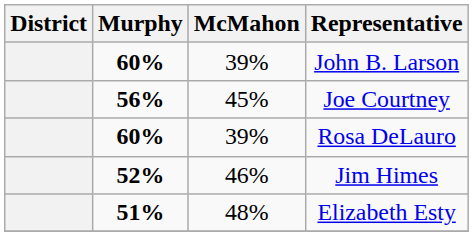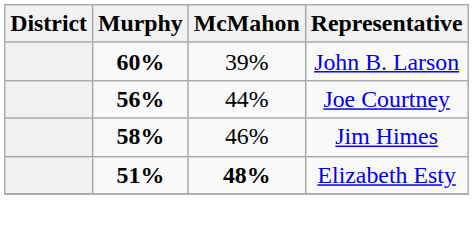(247, 99) 45% -> (247, 99) 44%
- row: (387, 136)
(140, 174) 52% -> (140, 136) 58%
(247, 212) normal -> (247, 174) bold
